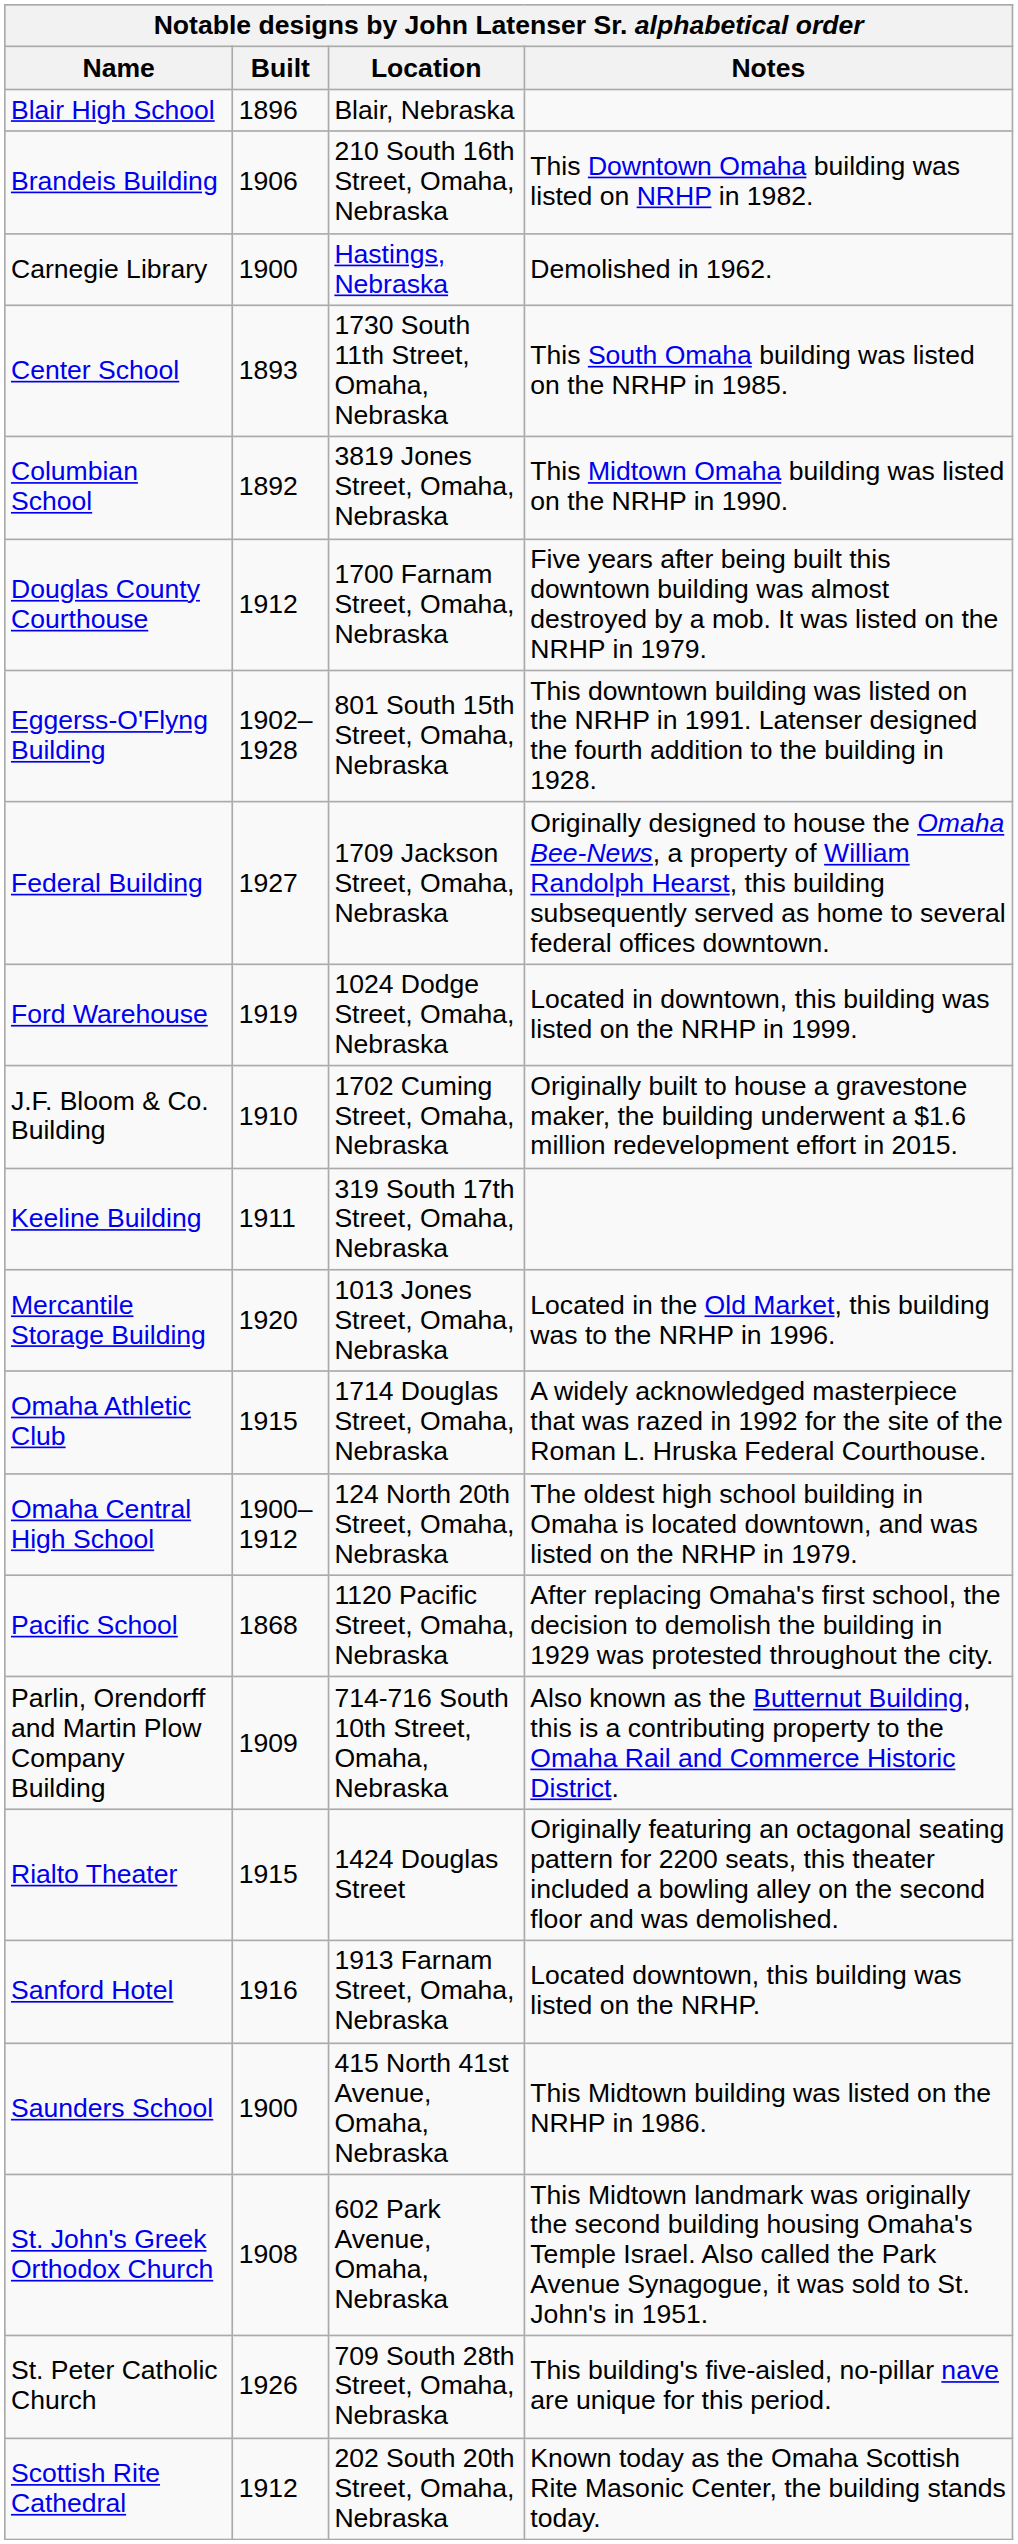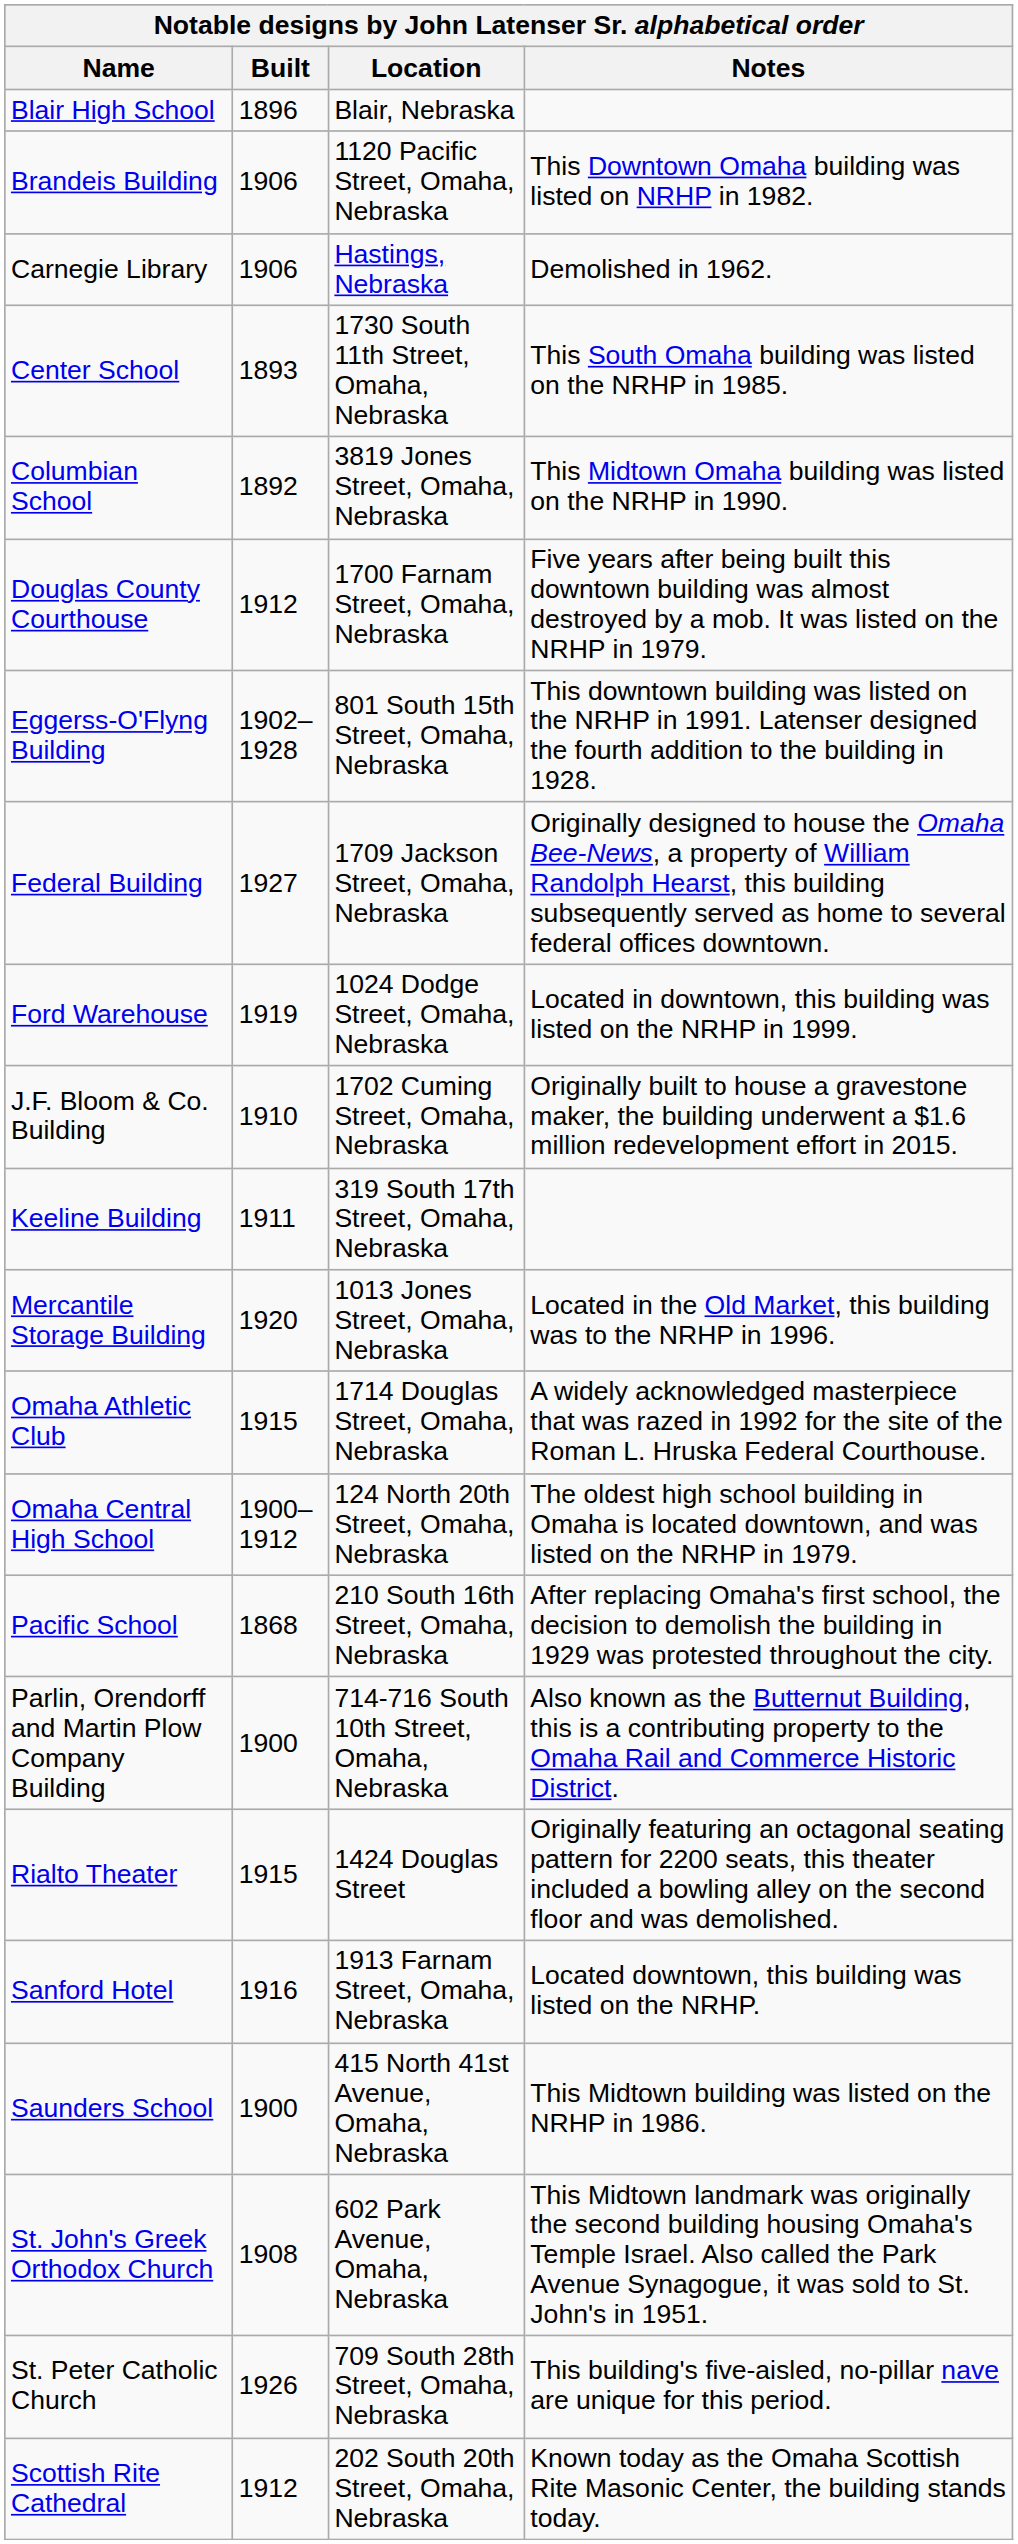(424, 181) 210 South 16th Street, Omaha, Nebraska -> (424, 181) 1120 Pacific Street, Omaha, Nebraska
(268, 268) 1900 -> (268, 268) 1906
(424, 1625) 1120 Pacific Street, Omaha, Nebraska -> (424, 1625) 210 South 16th Street, Omaha, Nebraska
(268, 1742) 1909 -> (268, 1742) 1900
